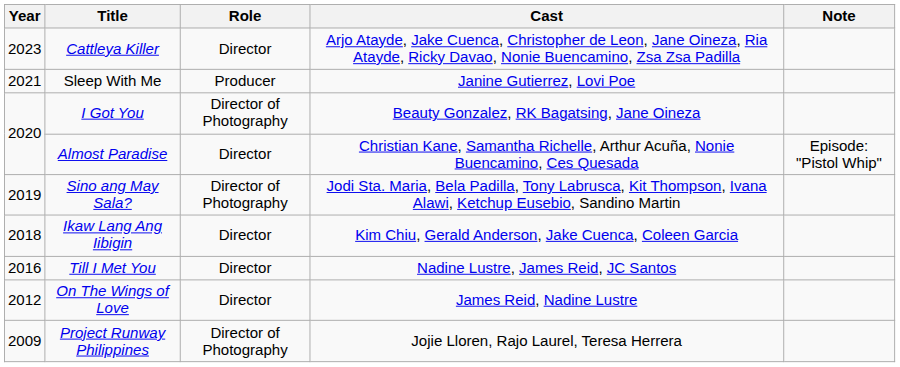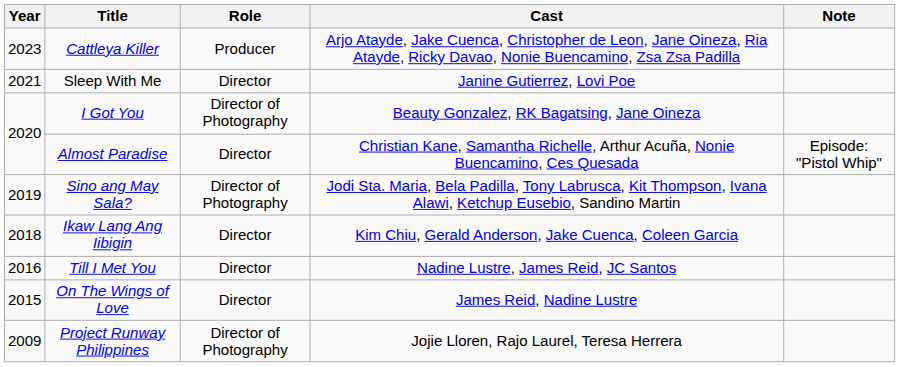(245, 48) Director -> (245, 48) Producer
(245, 81) Producer -> (245, 81) Director
(25, 300) 2012 -> (25, 300) 2015
